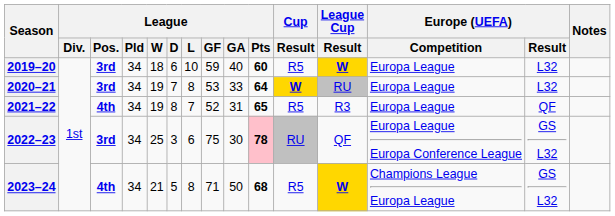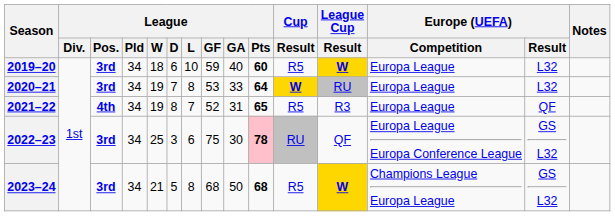(106, 188) 4th -> (106, 188) 3rd
(212, 188) 71 -> (212, 188) 68
